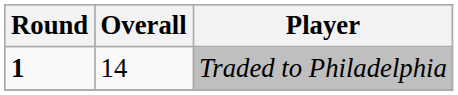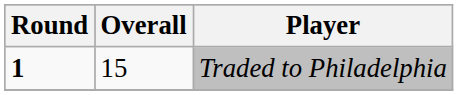(114, 68) 14 -> (114, 68) 15
